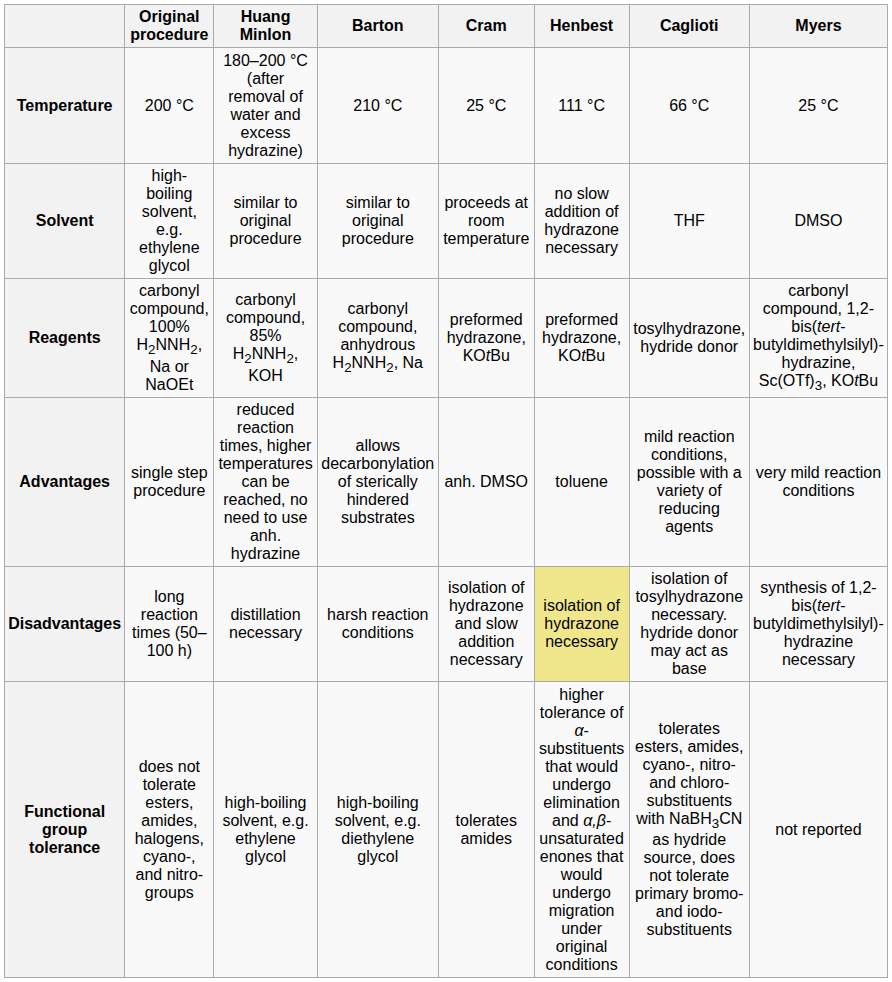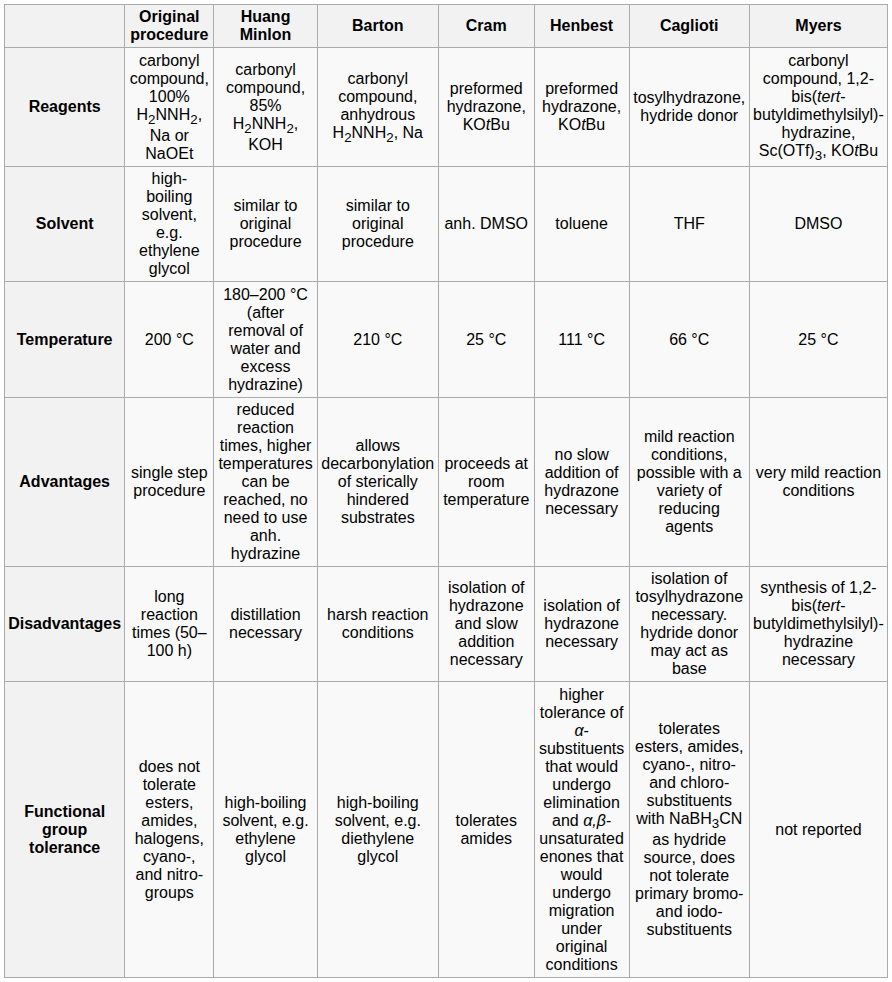rows swapped: (65, 337) <-> (65, 105)
(486, 220) proceeds at room temperature -> (486, 224) anh. DMSO
(582, 220) no slow addition of hydrazone necessary -> (582, 224) toluene
(486, 481) anh. DMSO -> (486, 481) proceeds at room temperature
(582, 481) toluene -> (582, 481) no slow addition of hydrazone necessary
(582, 624) khaki background -> (582, 624) no background
